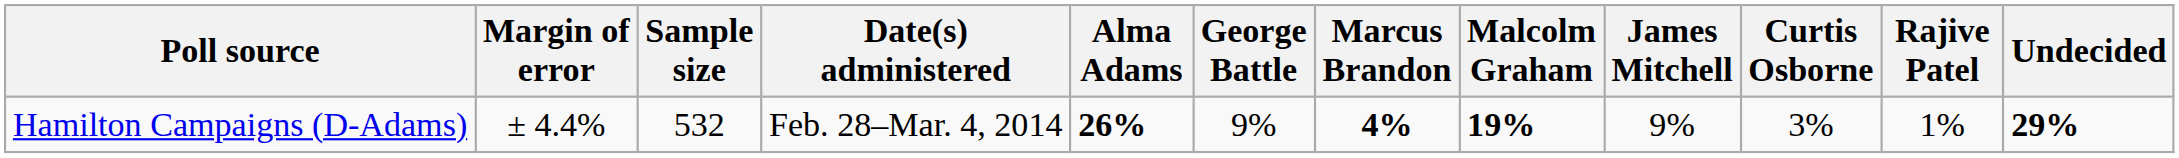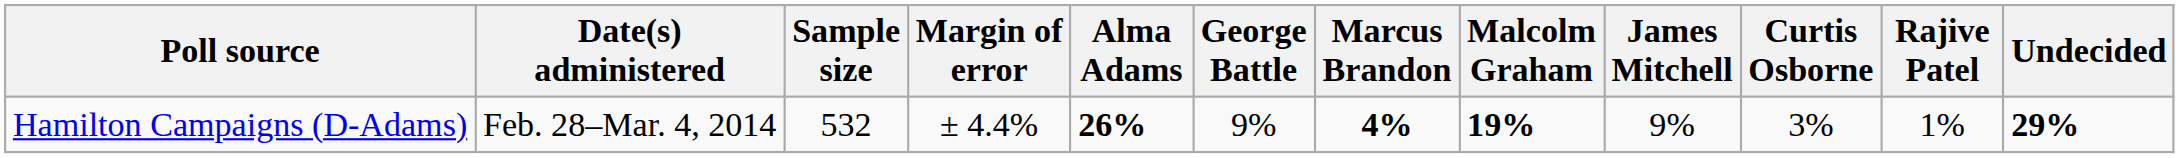columns swapped: (916, 50) <-> (556, 50)
